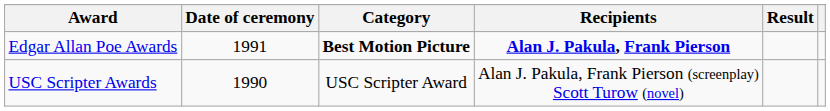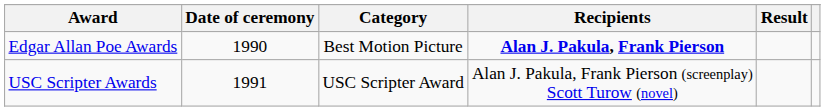(250, 45) 1991 -> (250, 45) 1990
(396, 45) bold -> (393, 45) normal
(250, 82) 1990 -> (250, 82) 1991
